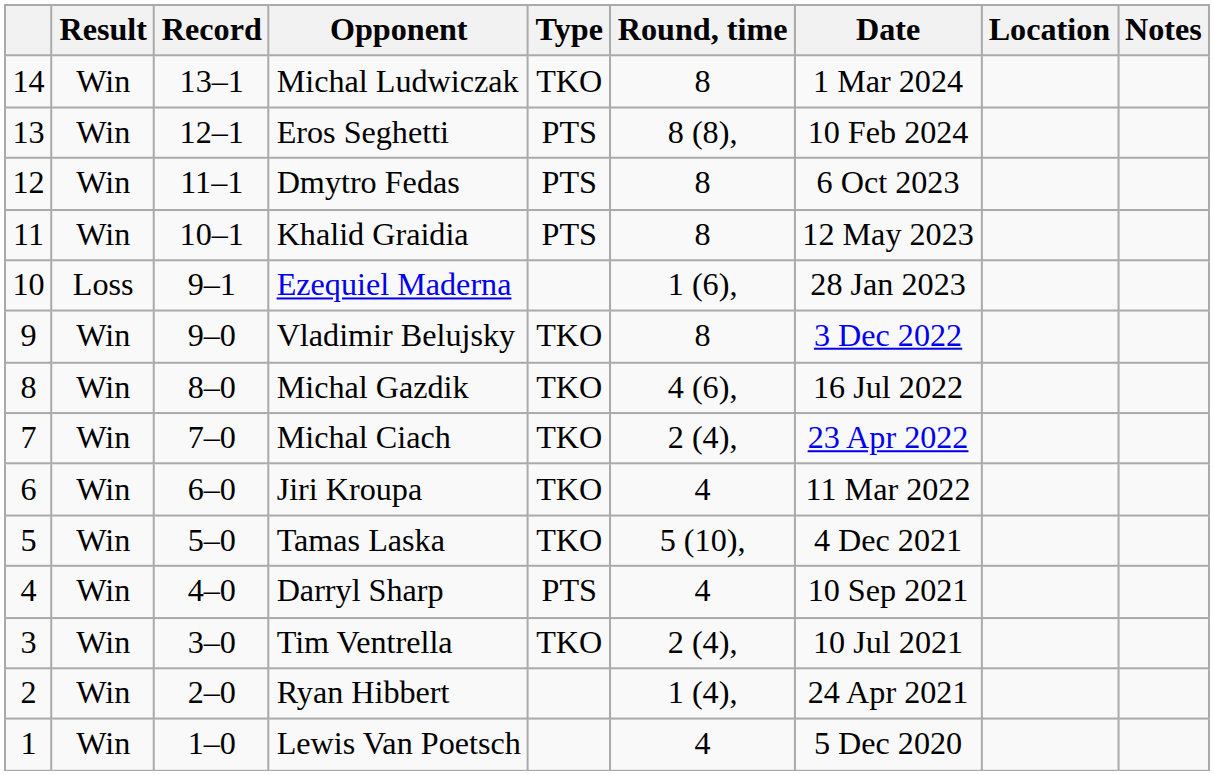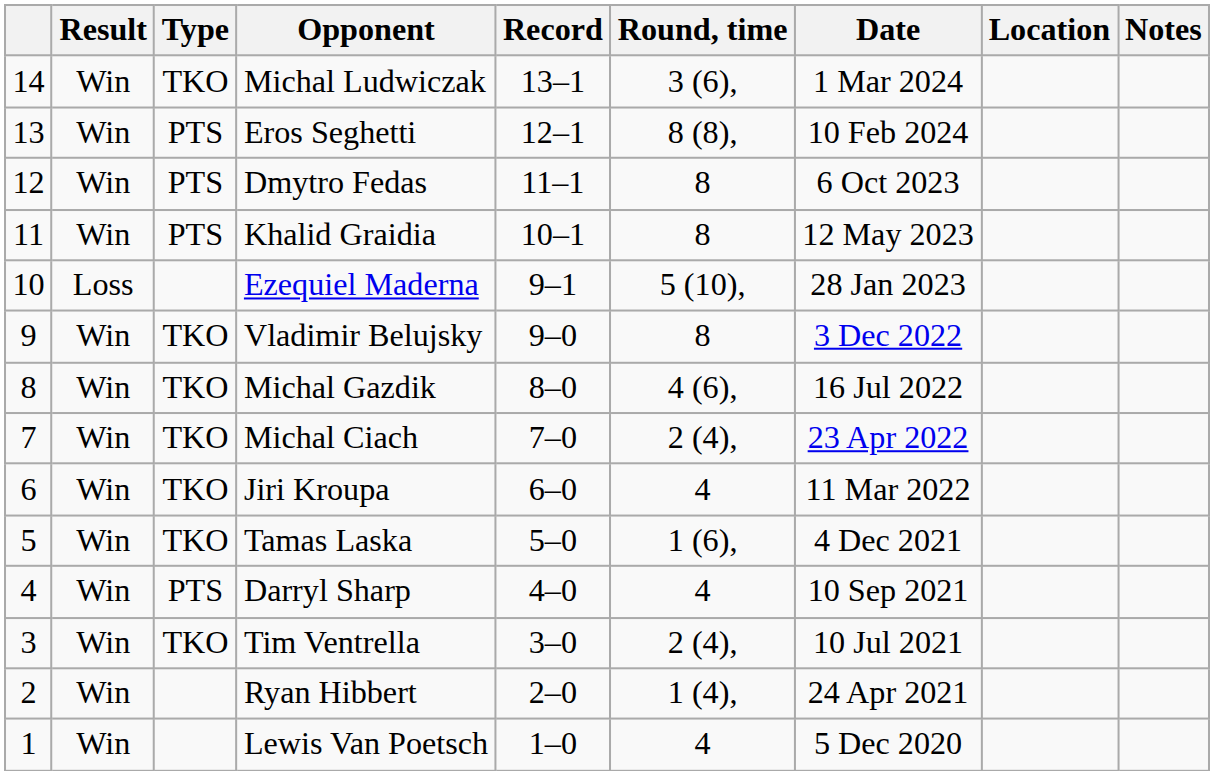columns swapped: (212, 30) <-> (569, 30)
(703, 81) 8 -> (703, 81) 3 (6),
(703, 285) 1 (6), -> (703, 285) 5 (10),
(703, 540) 5 (10), -> (703, 540) 1 (6),
